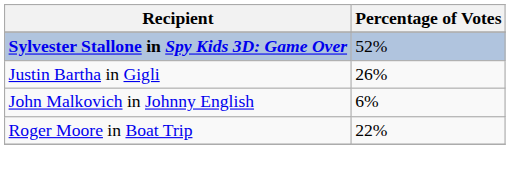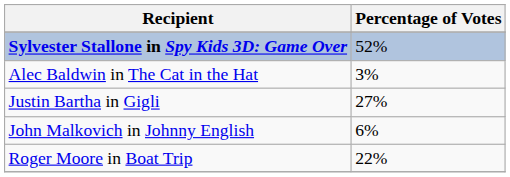+ row: (133, 74)
(371, 74) 26% -> (371, 102) 27%
